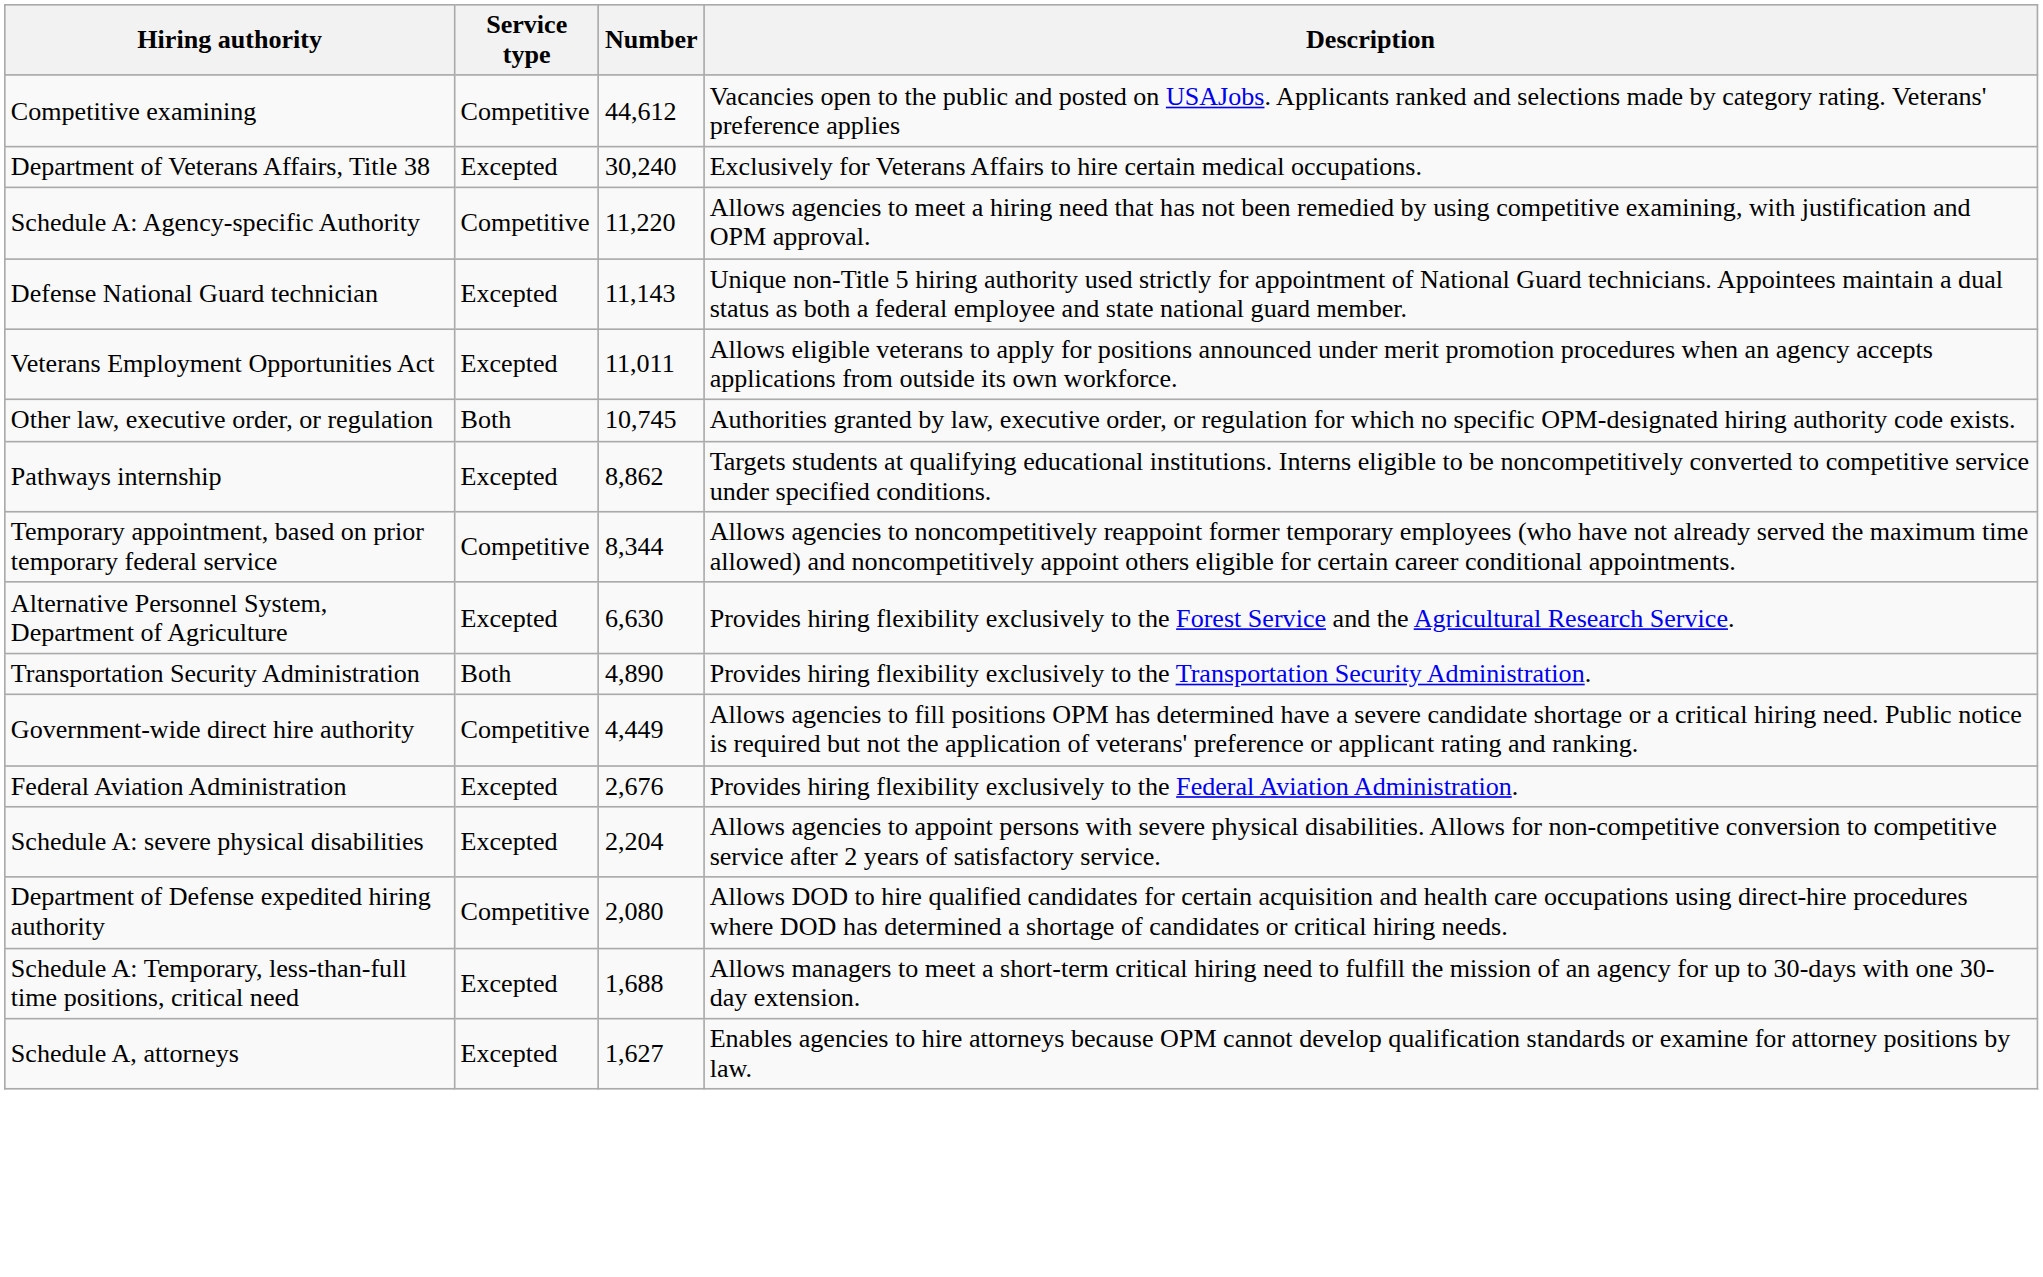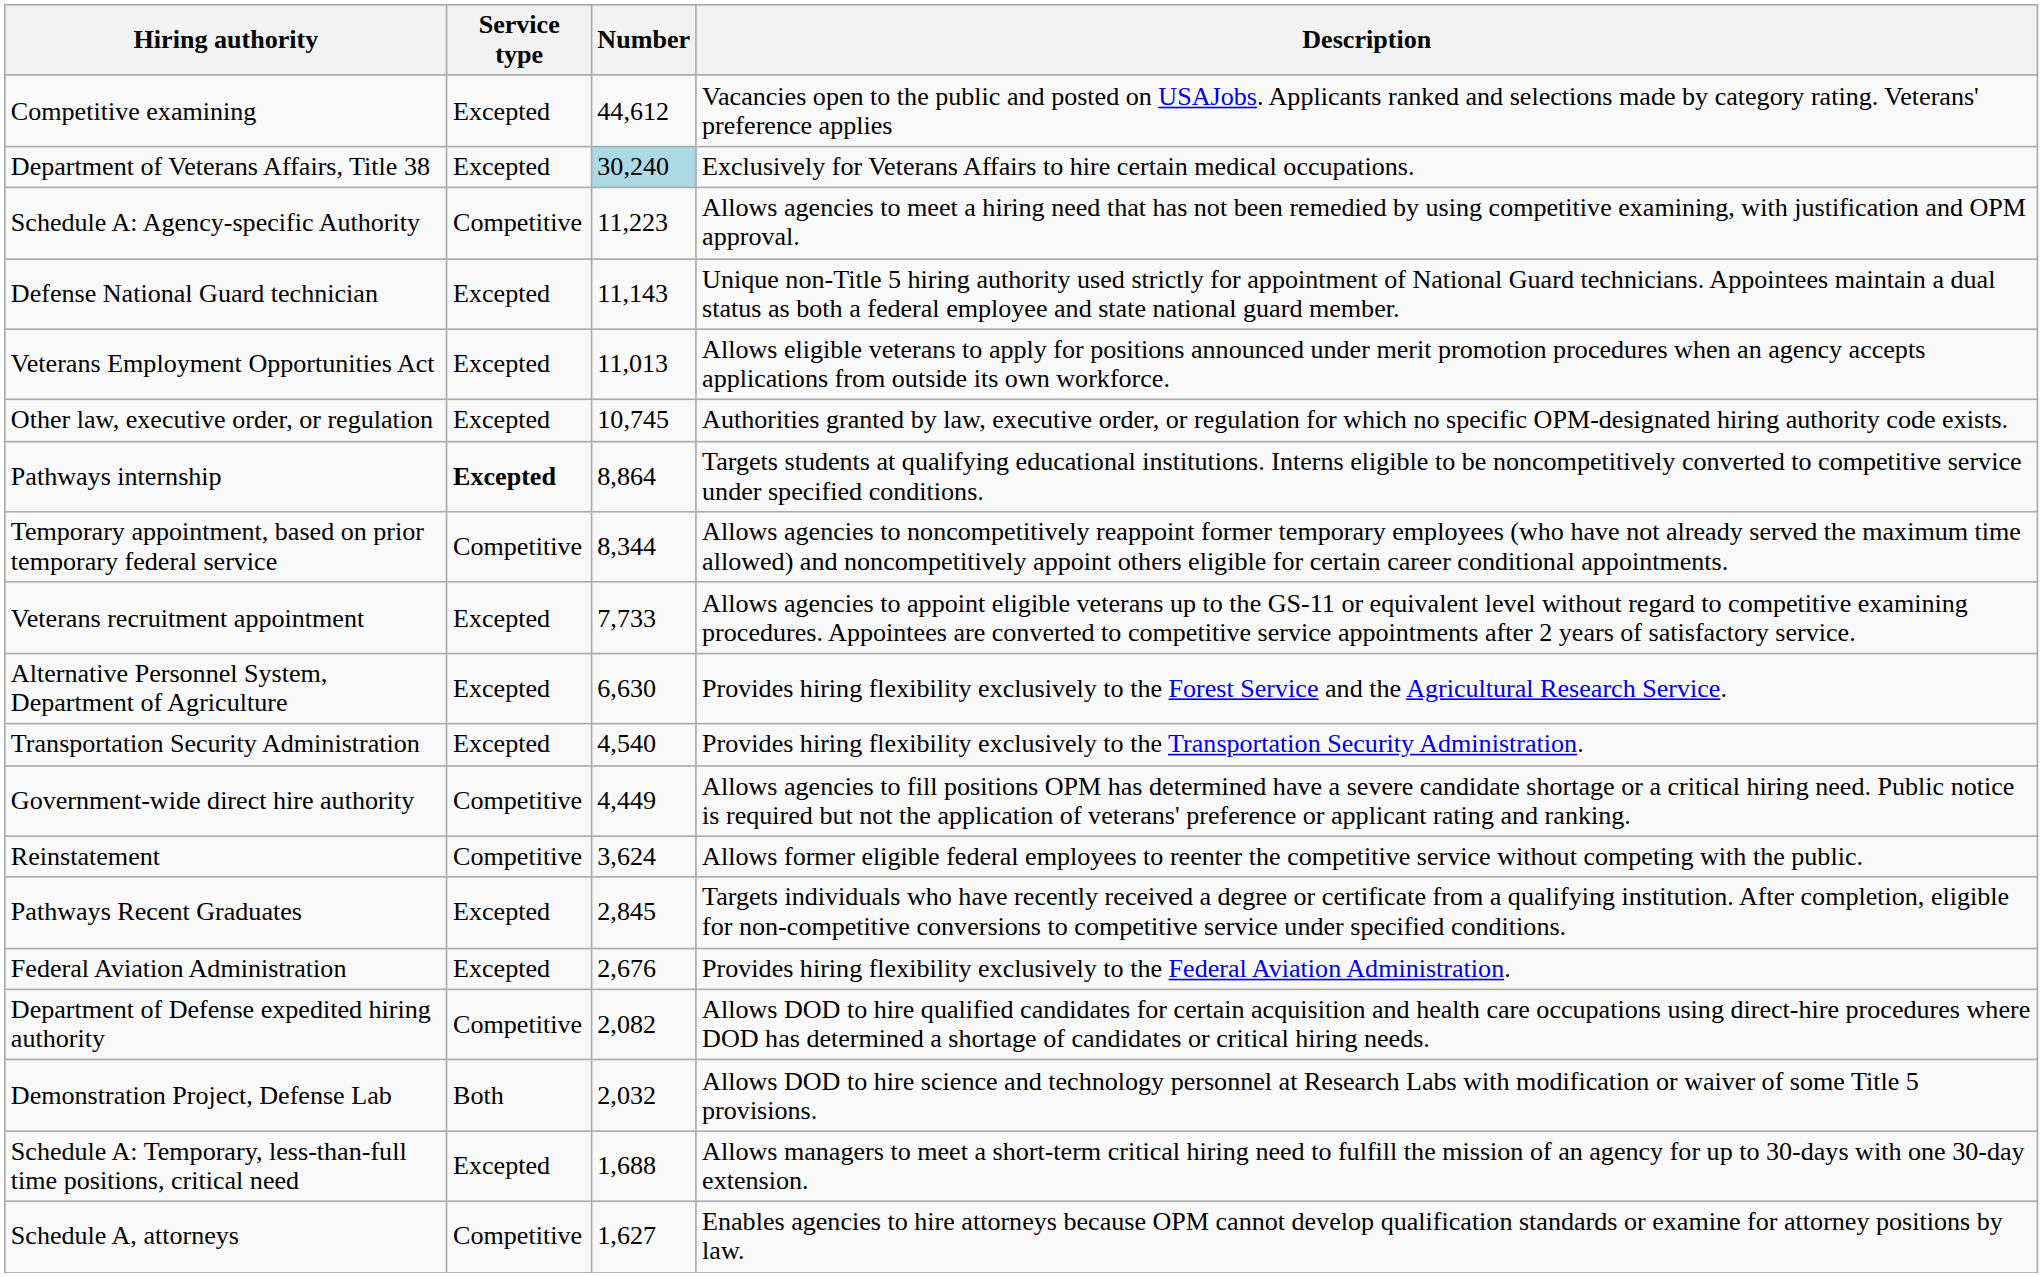(525, 110) Competitive -> (502, 110) Excepted
(641, 166) no background -> (633, 166) lightblue background
(640, 222) 11,220 -> (633, 222) 11,223
(640, 364) 11,011 -> (633, 364) 11,013
(486, 420) Both -> (502, 420) Excepted
(509, 476) normal -> (504, 476) bold
(634, 476) 8,862 -> (627, 476) 8,864
+ row: (188, 617)
(486, 673) Both -> (502, 744) Excepted
(634, 673) 4,890 -> (627, 744) 4,540
+ row: (85, 856)
+ row: (156, 912)
- row: (217, 841)
(634, 912) 2,080 -> (627, 1024) 2,082
+ row: (201, 1095)
(509, 1053) Excepted -> (518, 1236) Competitive
